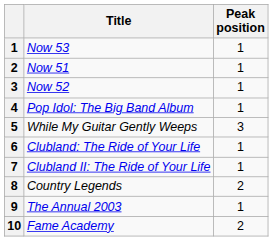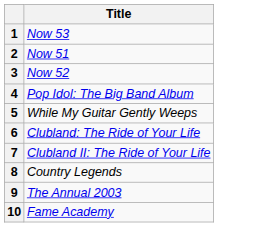- column: (241, 21)
